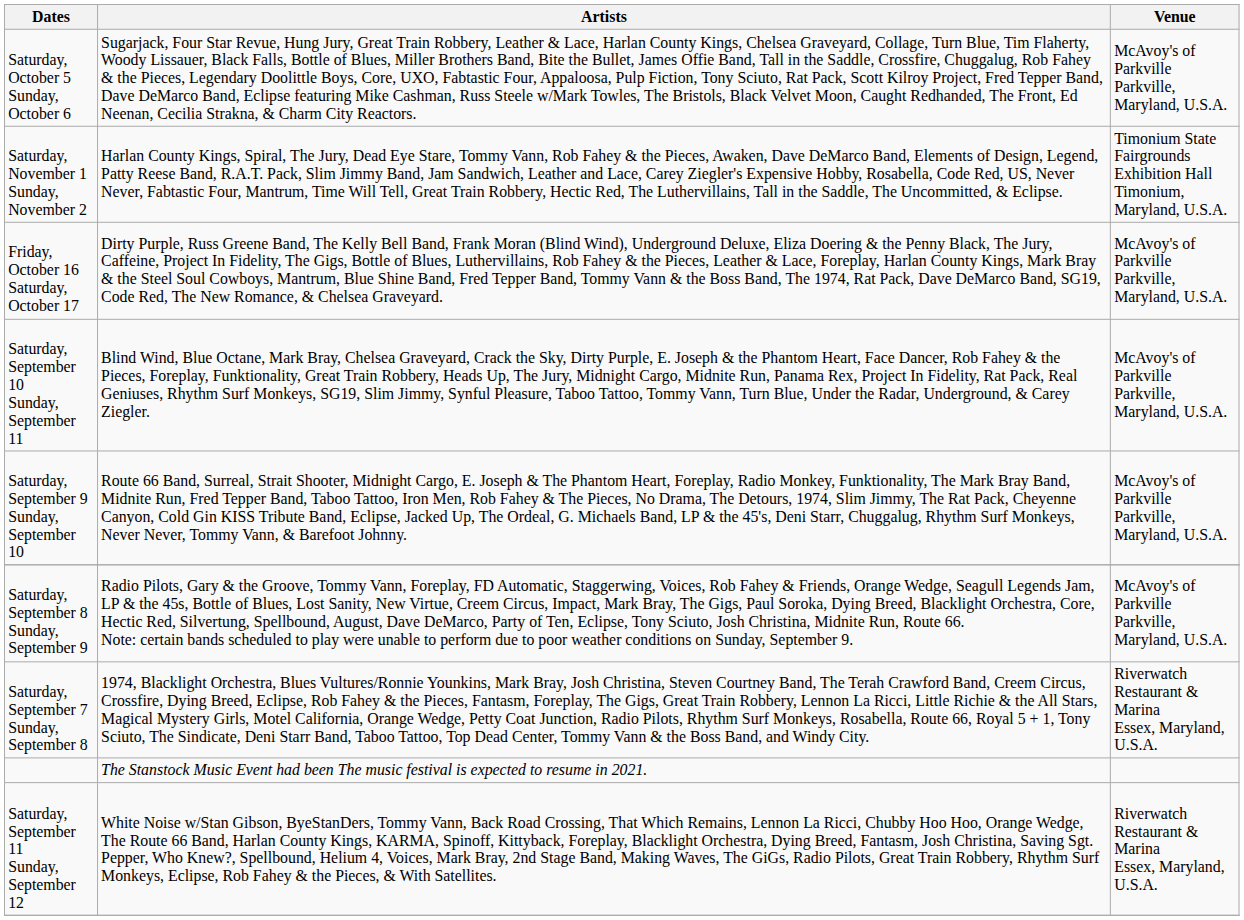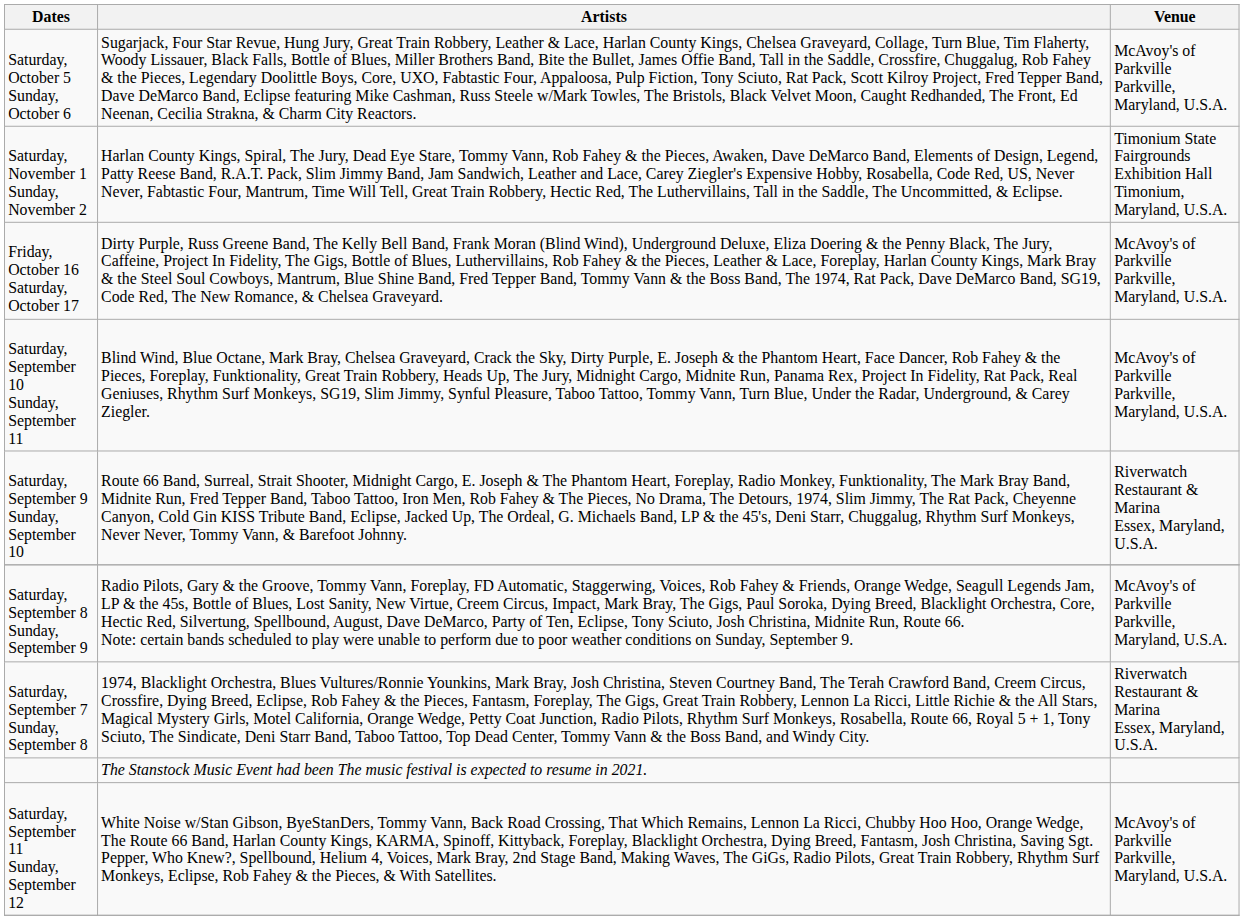(1171, 507) McAvoy's of Parkville Parkville, Maryland, U.S.A. -> (1169, 507) Riverwatch Restaurant & Marina Essex, Maryland, U.S.A.
(1169, 849) Riverwatch Restaurant & Marina Essex, Maryland, U.S.A. -> (1171, 849) McAvoy's of Parkville Parkville, Maryland, U.S.A.
